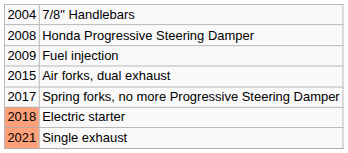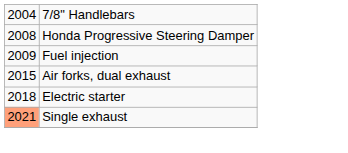- row: (191, 96)
(22, 117) lightsalmon background -> (22, 96) no background
